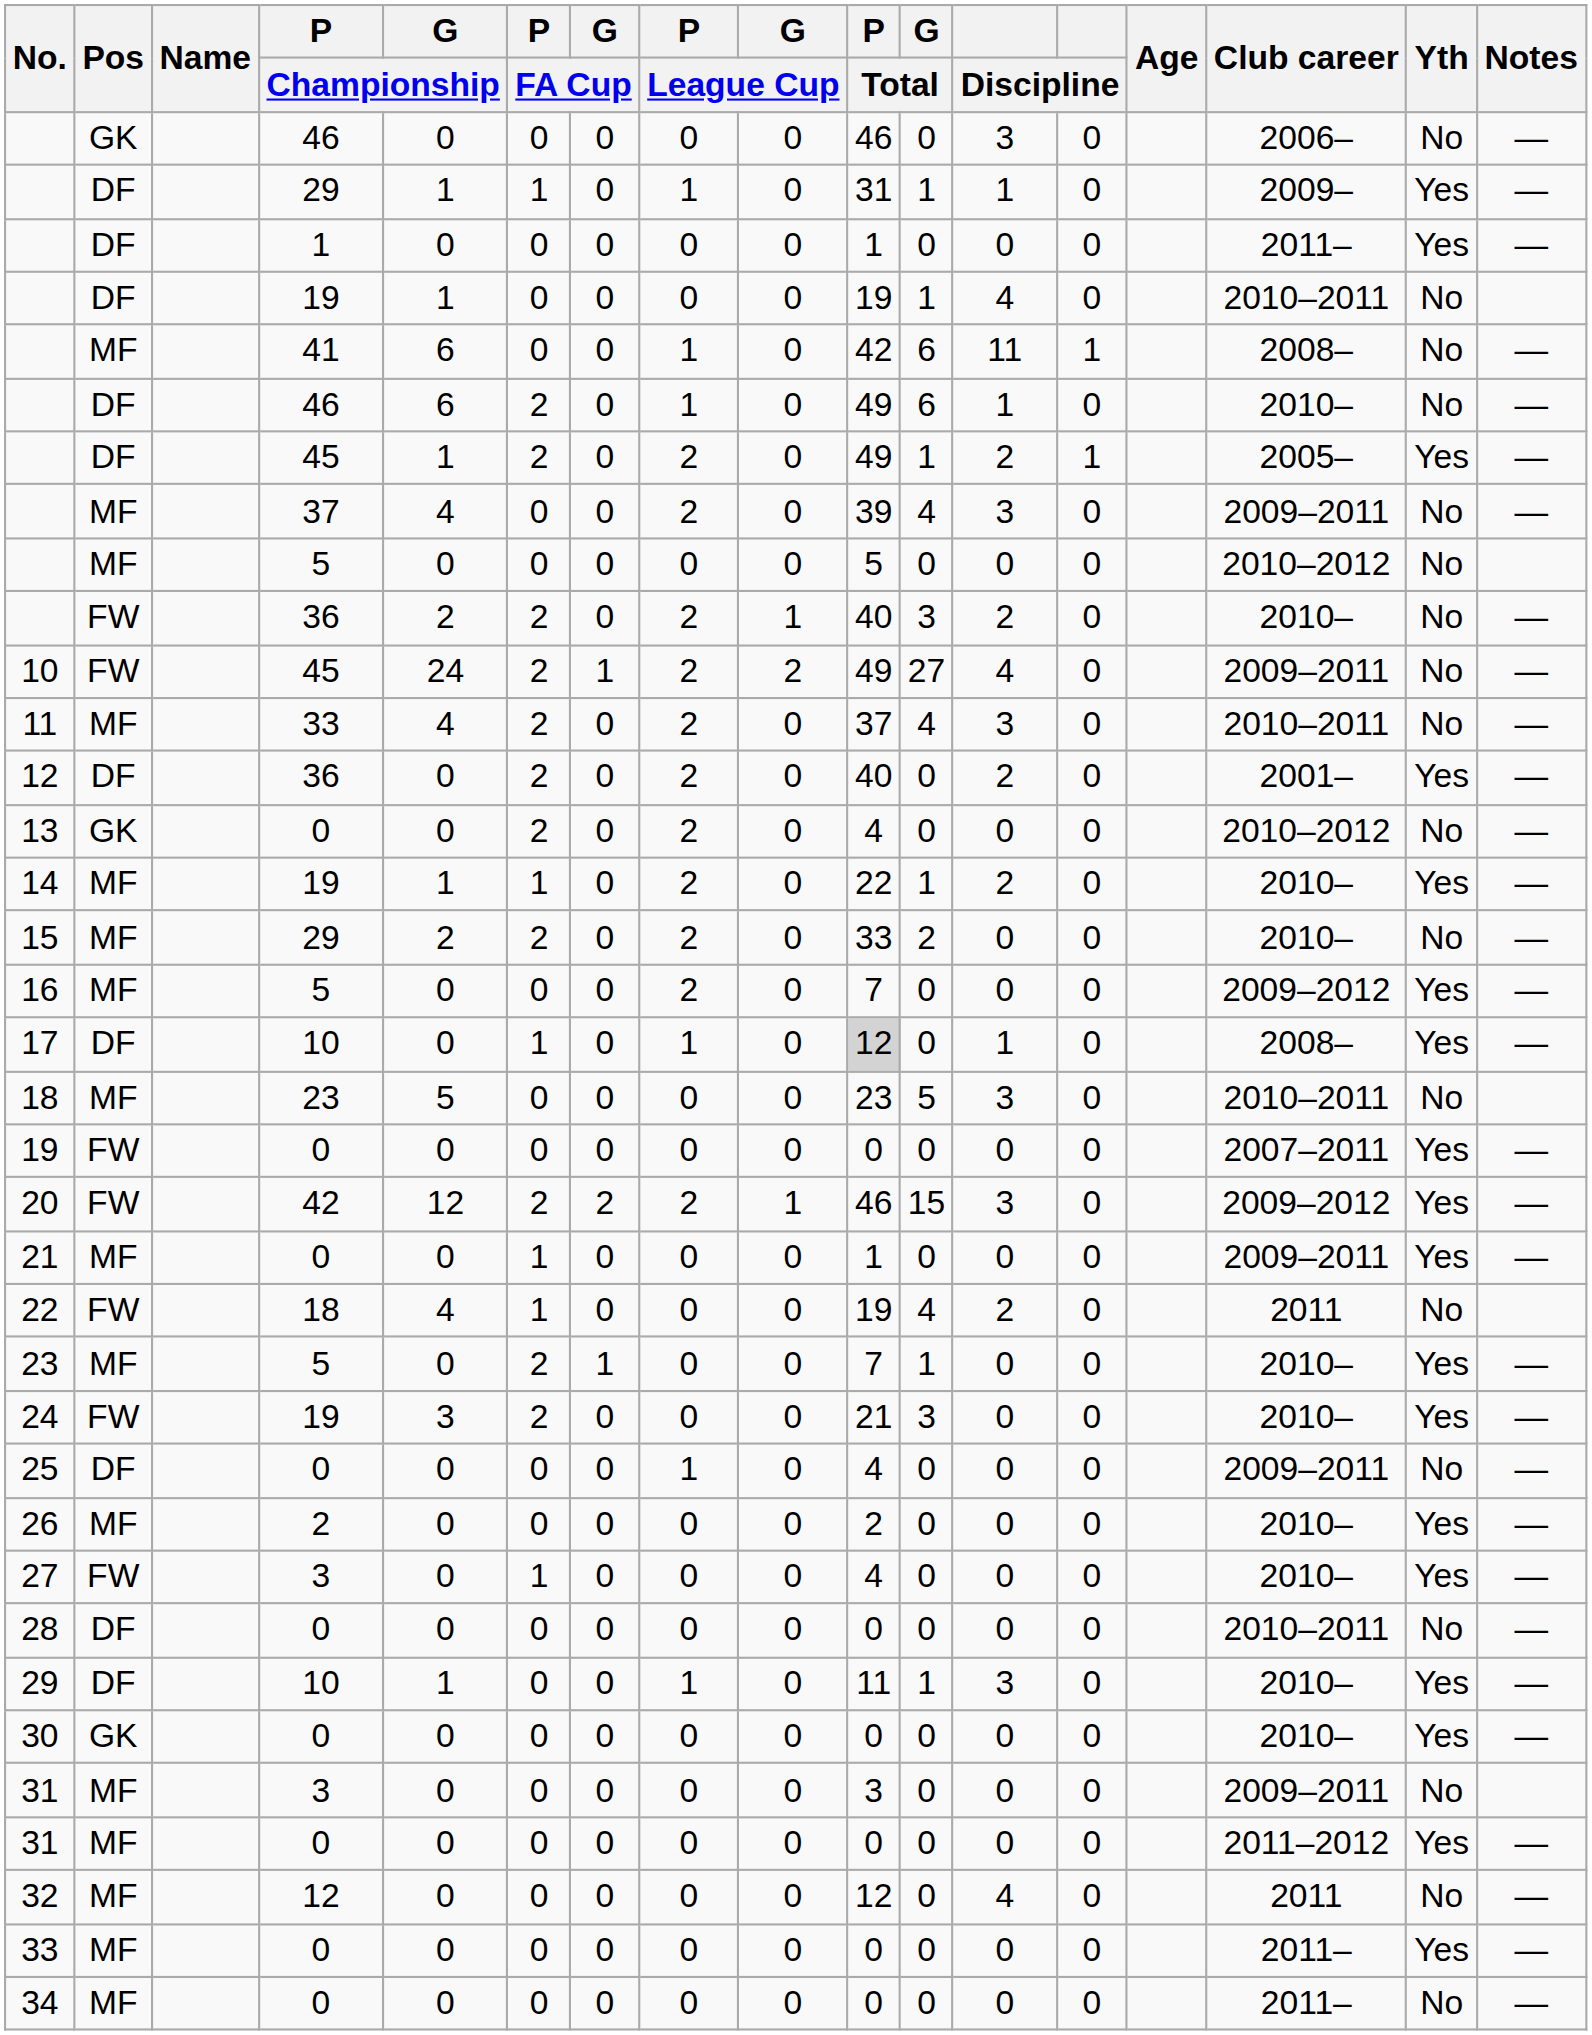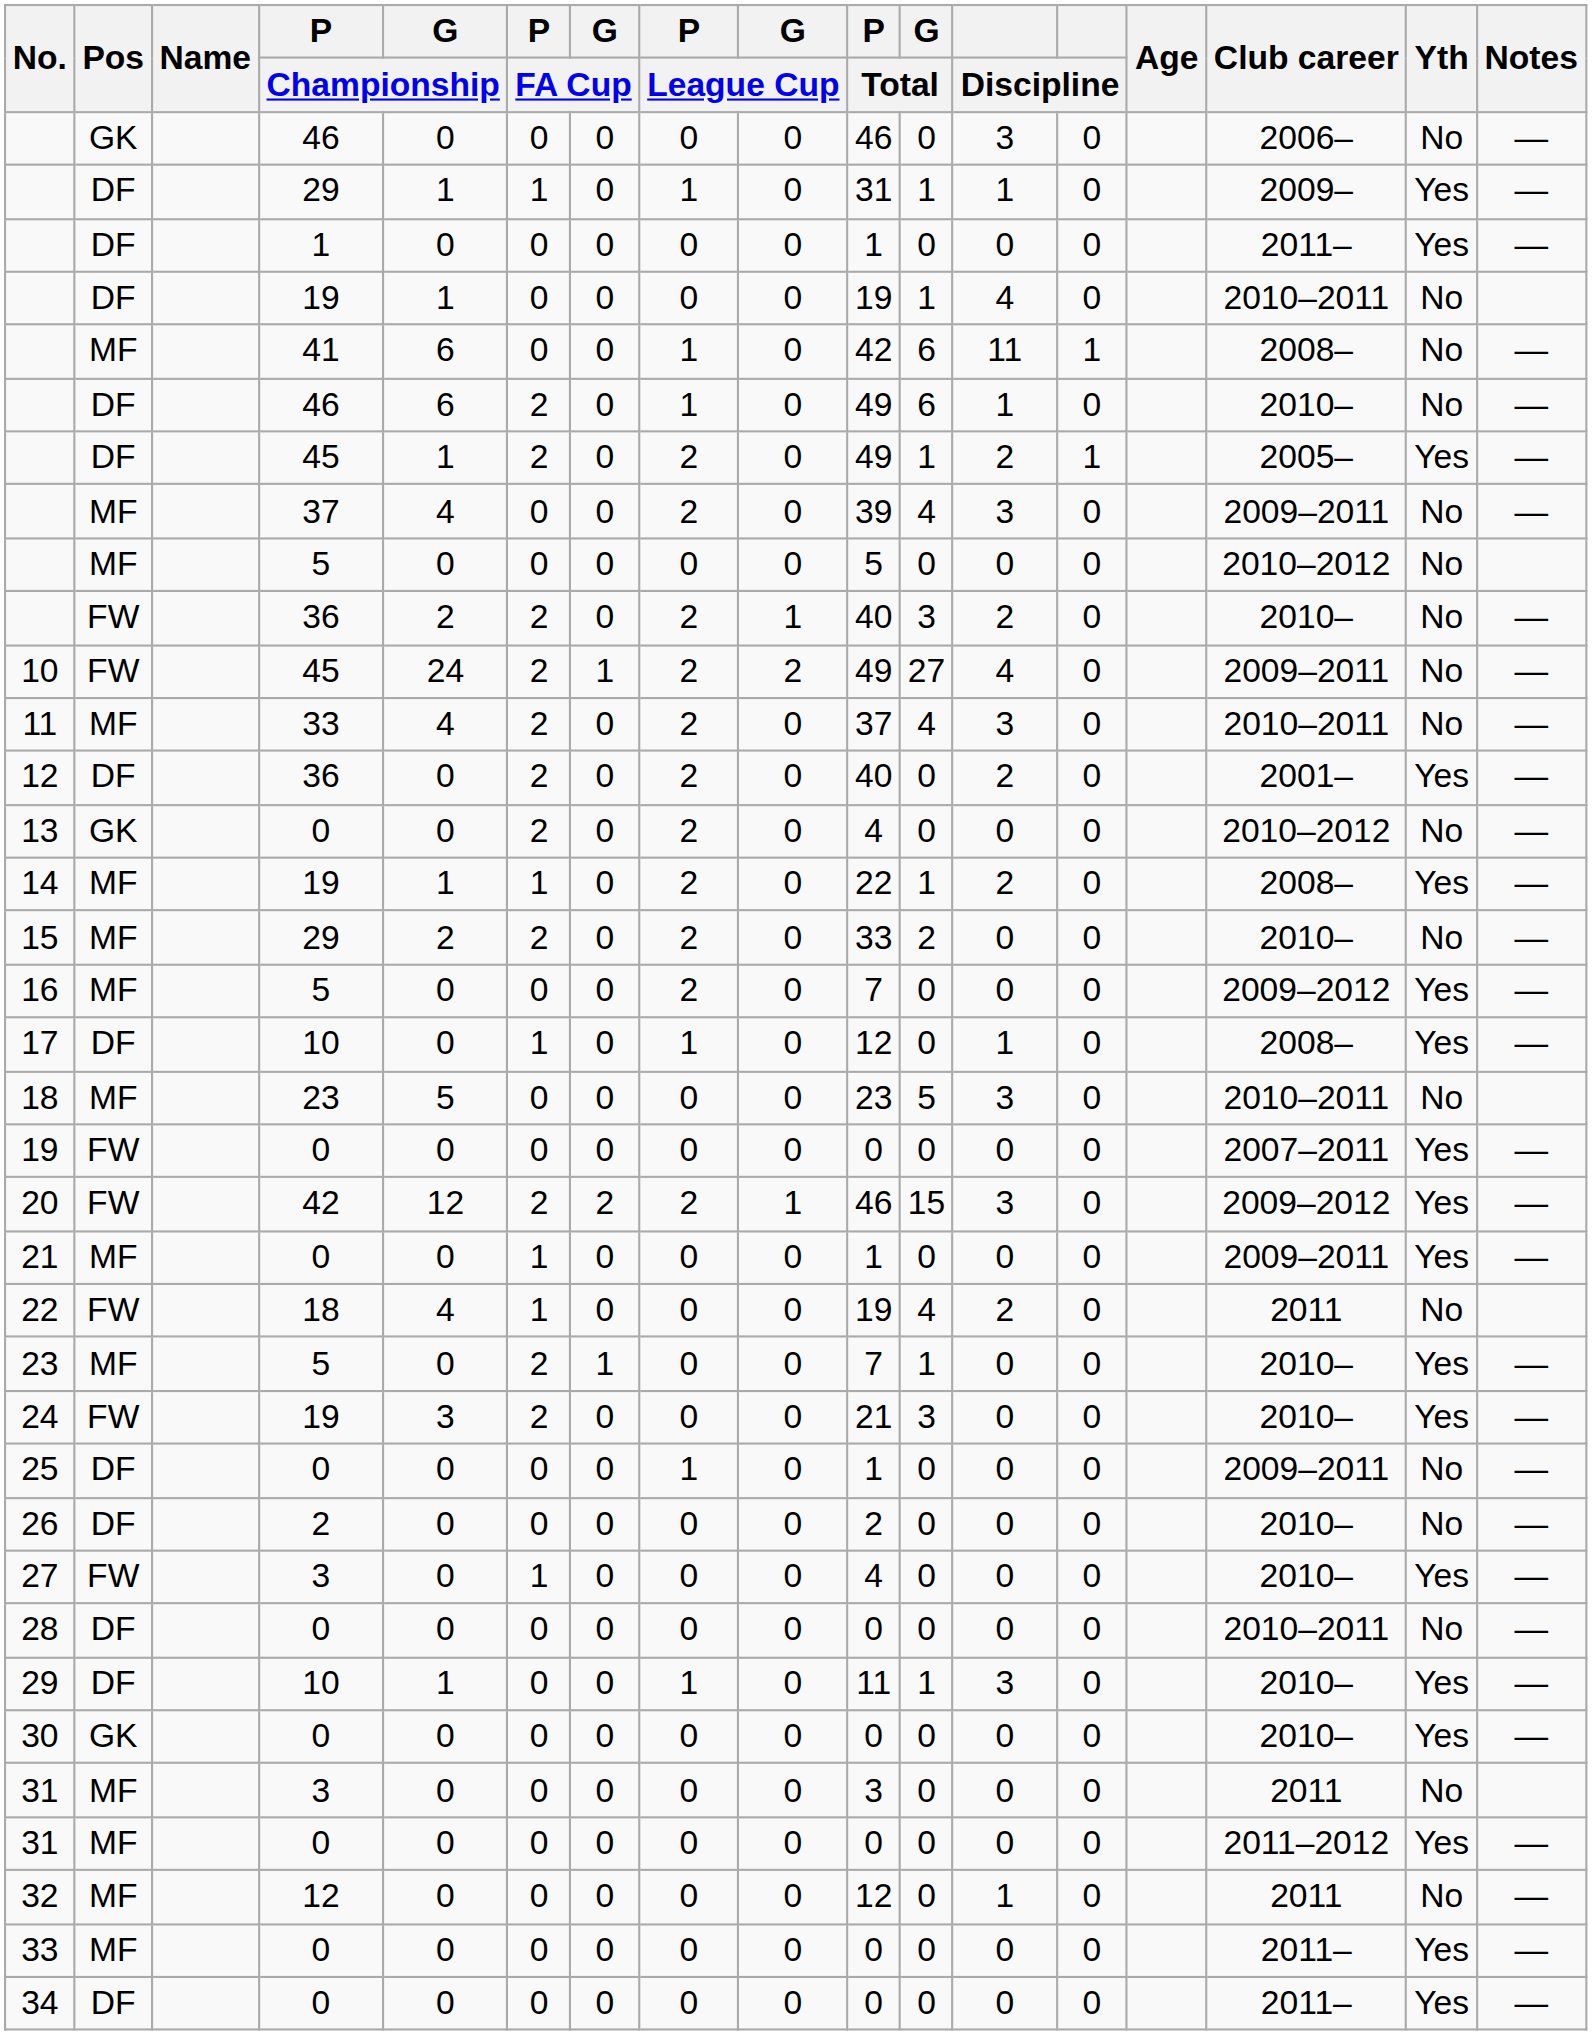(1306, 883) 2010– -> (1306, 883) 2008–
(874, 1043) lightgrey background -> (874, 1043) no background
(874, 1469) 4 -> (874, 1469) 1
(113, 1523) MF -> (113, 1523) DF
(1442, 1523) Yes -> (1442, 1523) No
(1306, 1789) 2009–2011 -> (1306, 1789) 2011
(1005, 1896) 4 -> (1005, 1896) 1
(113, 2002) MF -> (113, 2002) DF
(1442, 2002) No -> (1442, 2002) Yes
